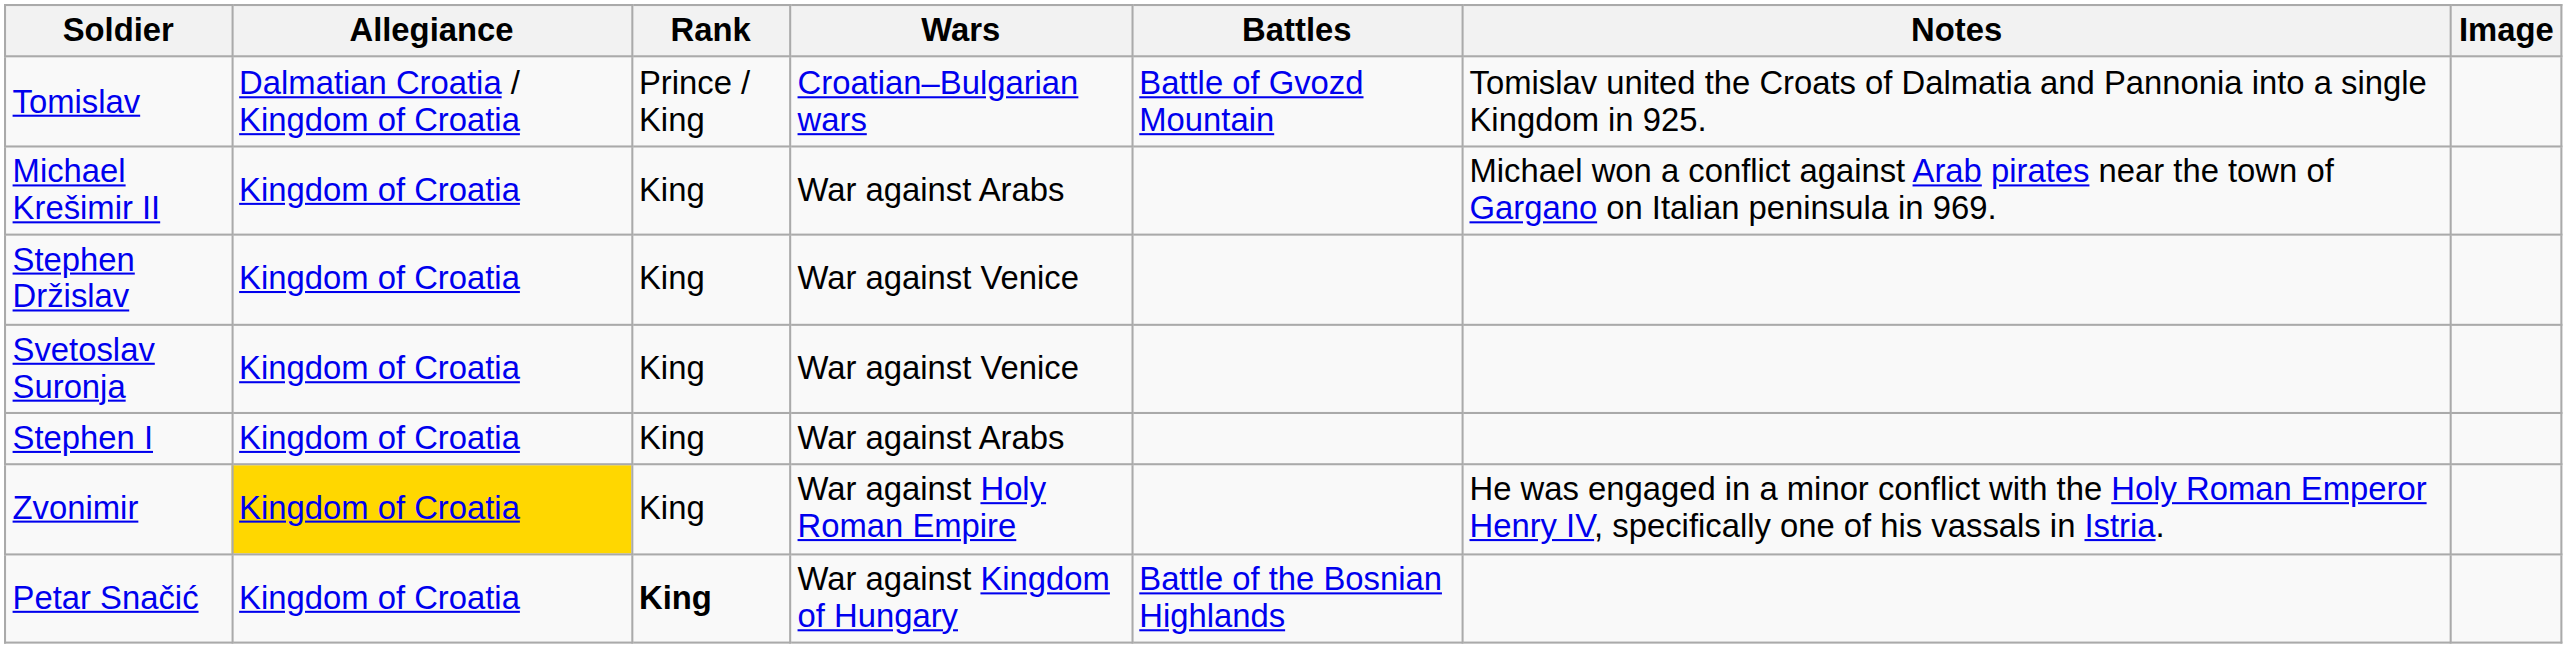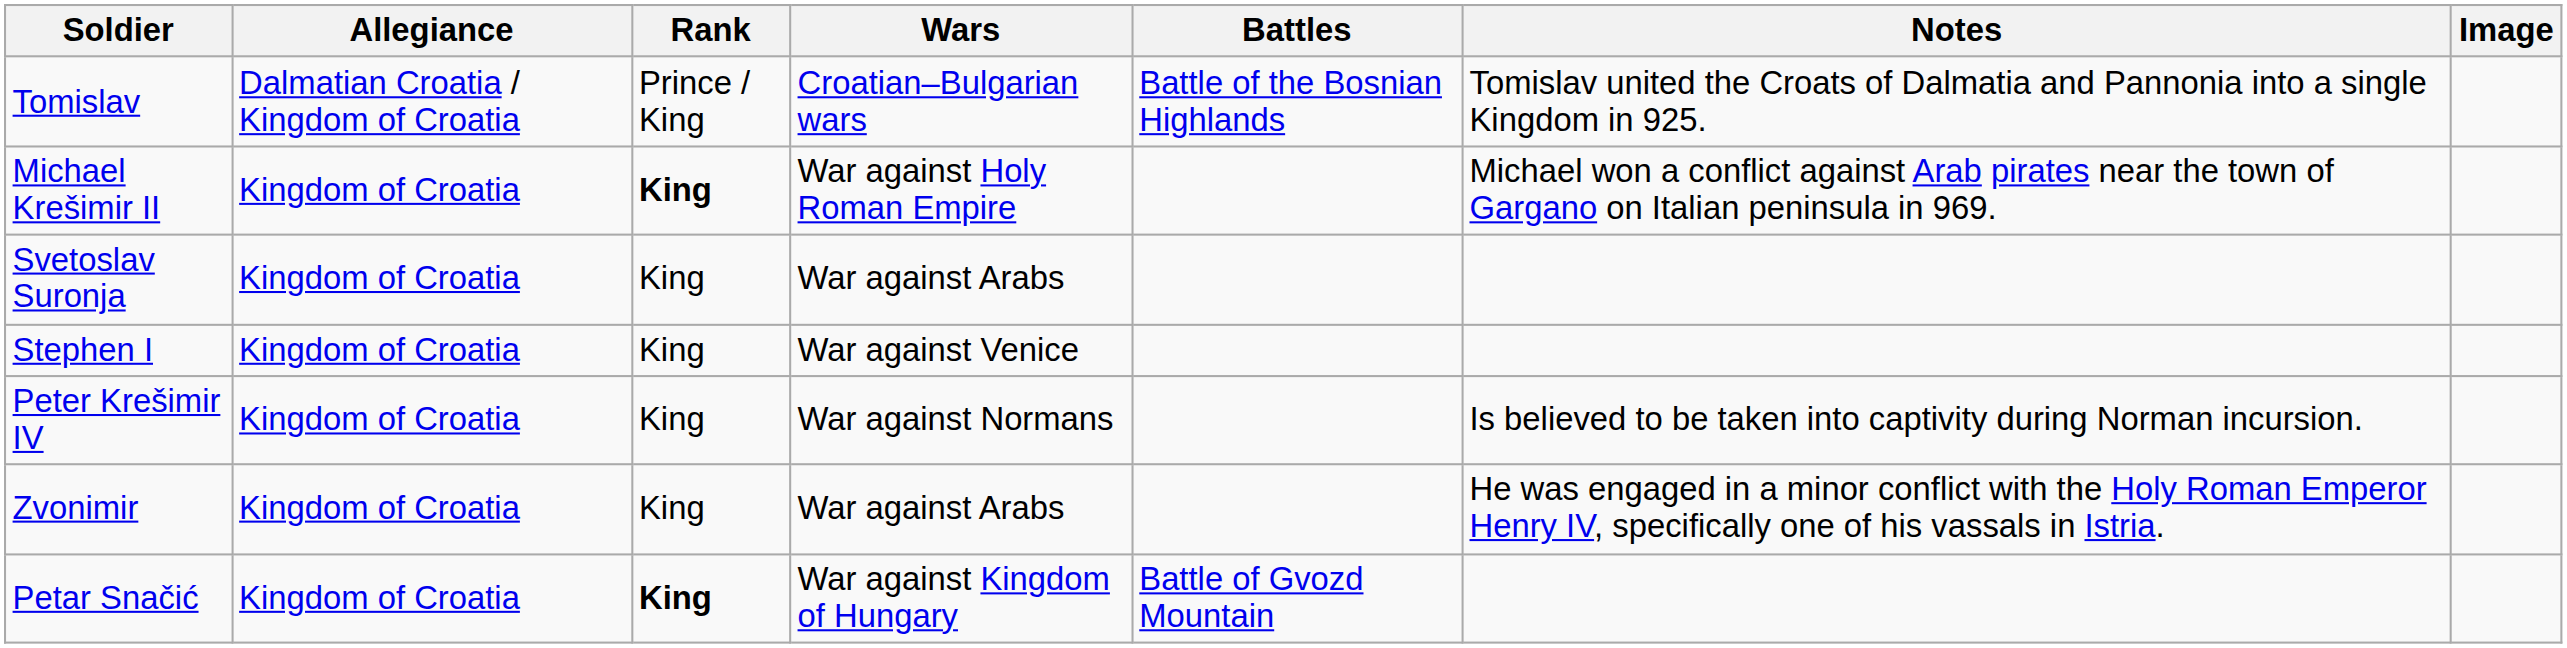(1251, 100) Battle of Gvozd Mountain -> (1291, 100) Battle of the Bosnian Highlands
(672, 189) normal -> (675, 189) bold
(931, 189) War against Arabs -> (922, 189) War against Holy Roman Empire
- row: (74, 278)
(938, 367) War against Venice -> (931, 278) War against Arabs
(931, 438) War against Arabs -> (938, 349) War against Venice
+ row: (116, 419)
(380, 508) gold background -> (380, 508) no background
(922, 508) War against Holy Roman Empire -> (931, 508) War against Arabs
(1291, 597) Battle of the Bosnian Highlands -> (1251, 597) Battle of Gvozd Mountain
